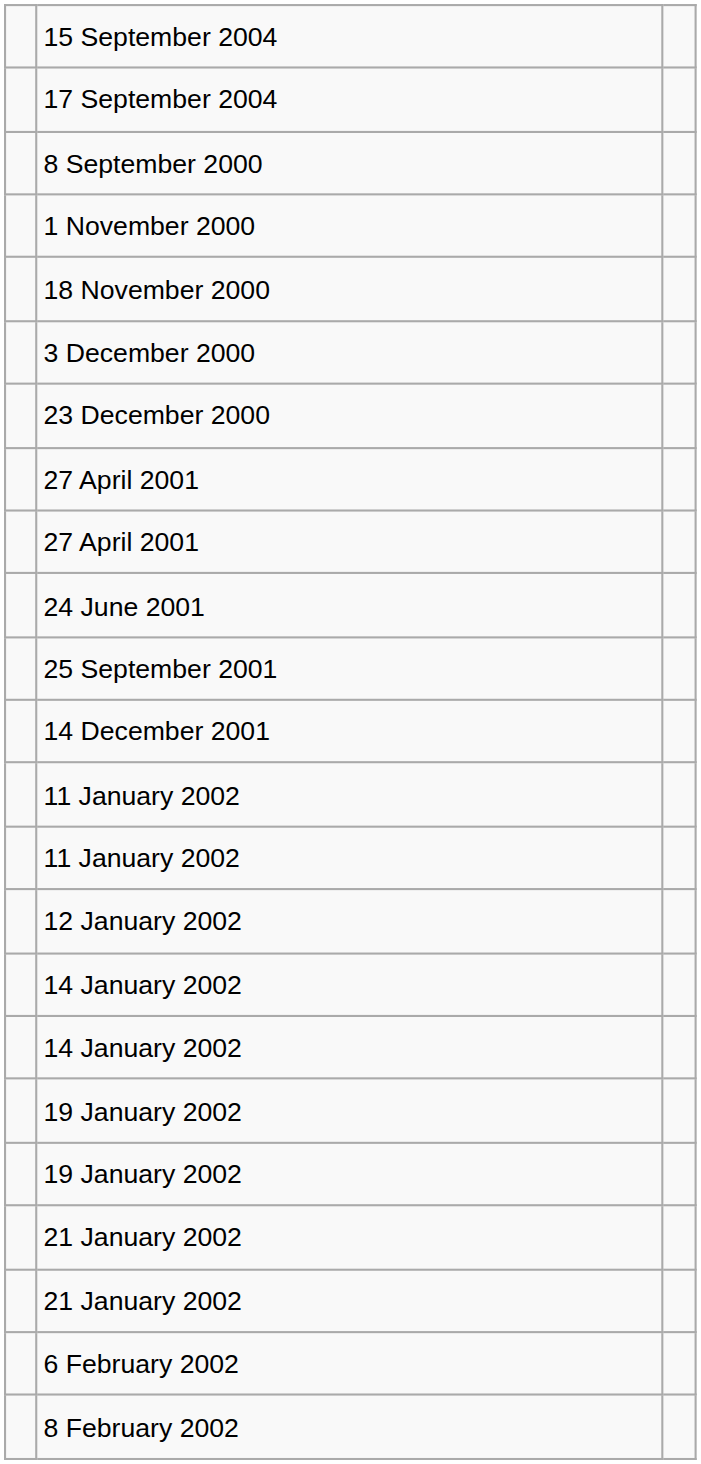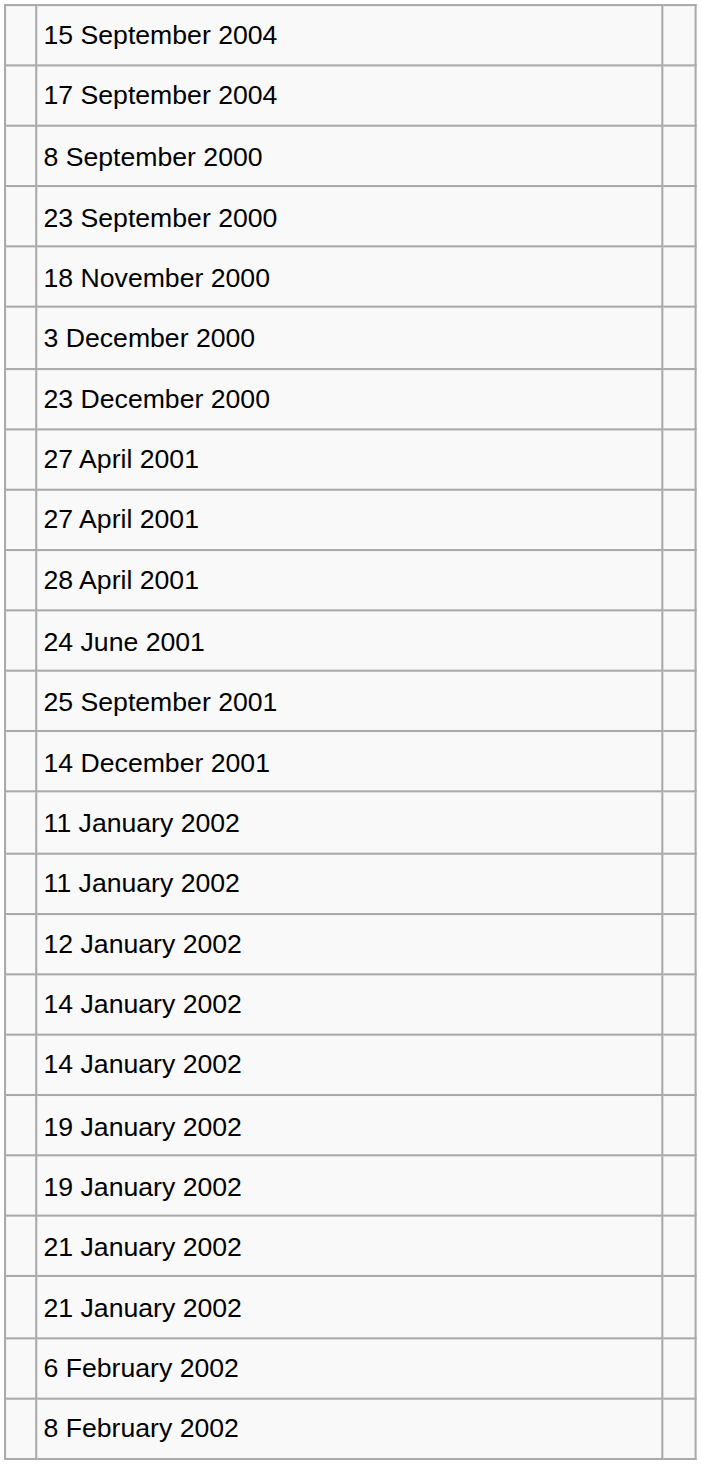+ row: (21, 217)
- row: (21, 226)
+ row: (21, 580)
